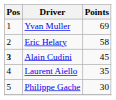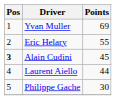(104, 41) 58 -> (104, 41) 55
(104, 71) 35 -> (104, 71) 44
